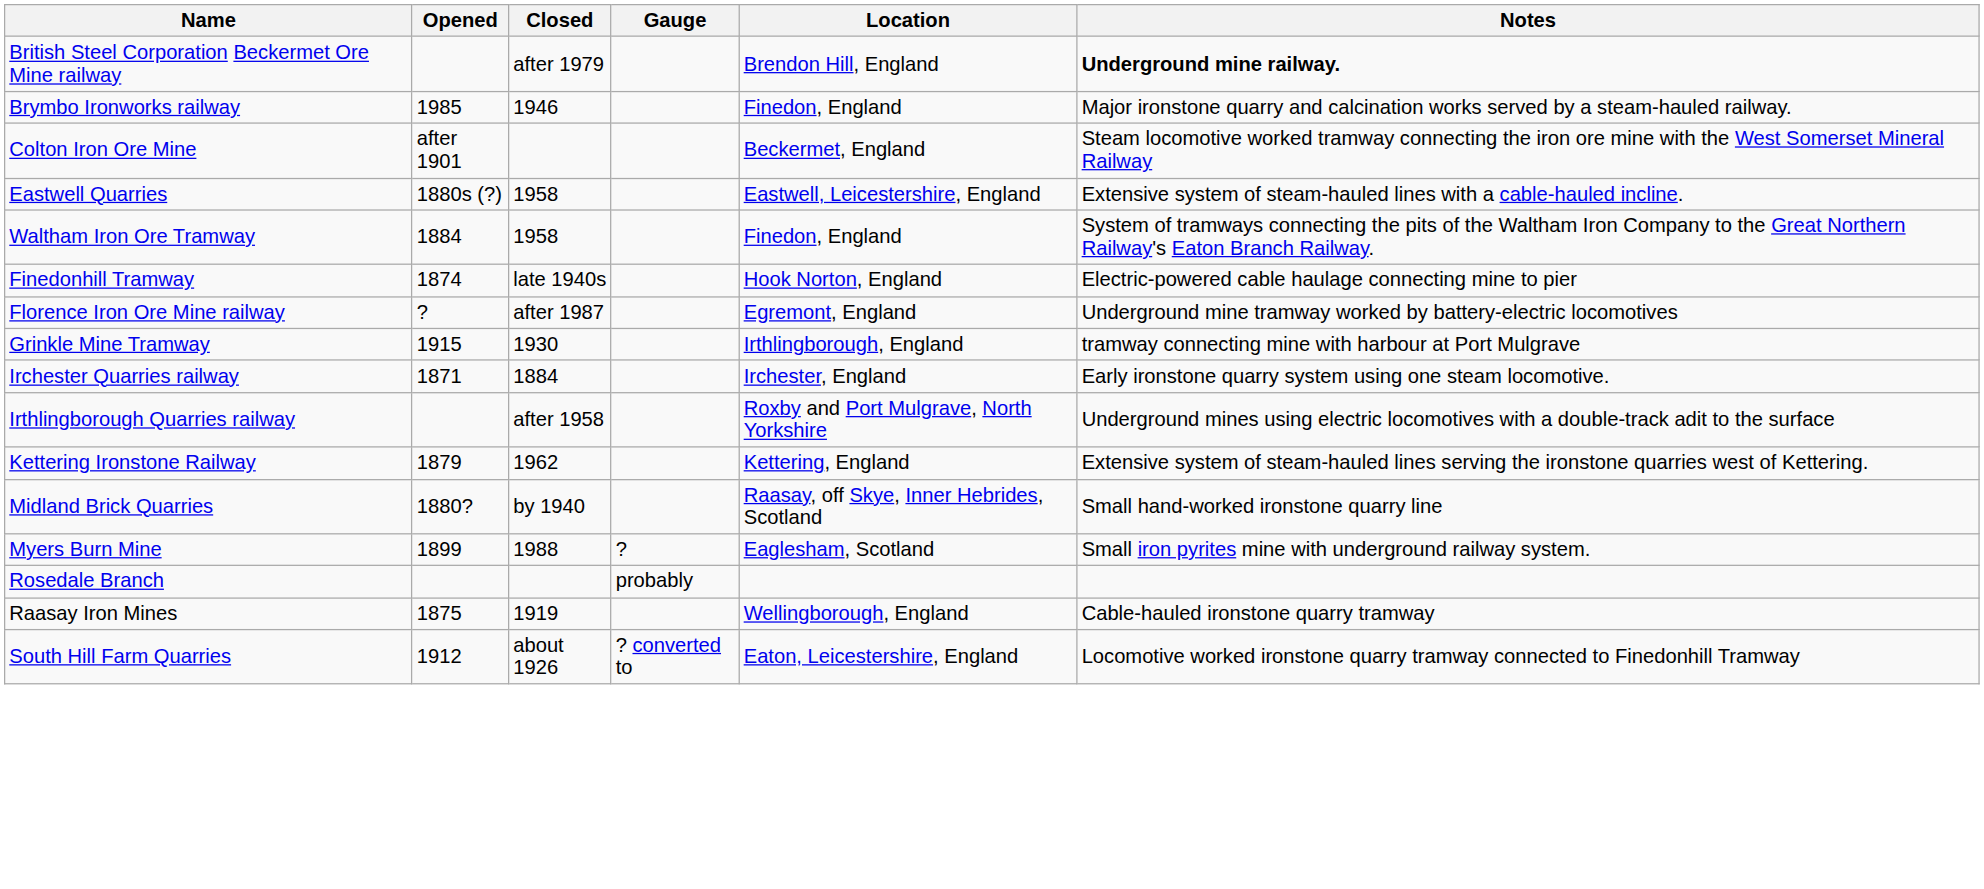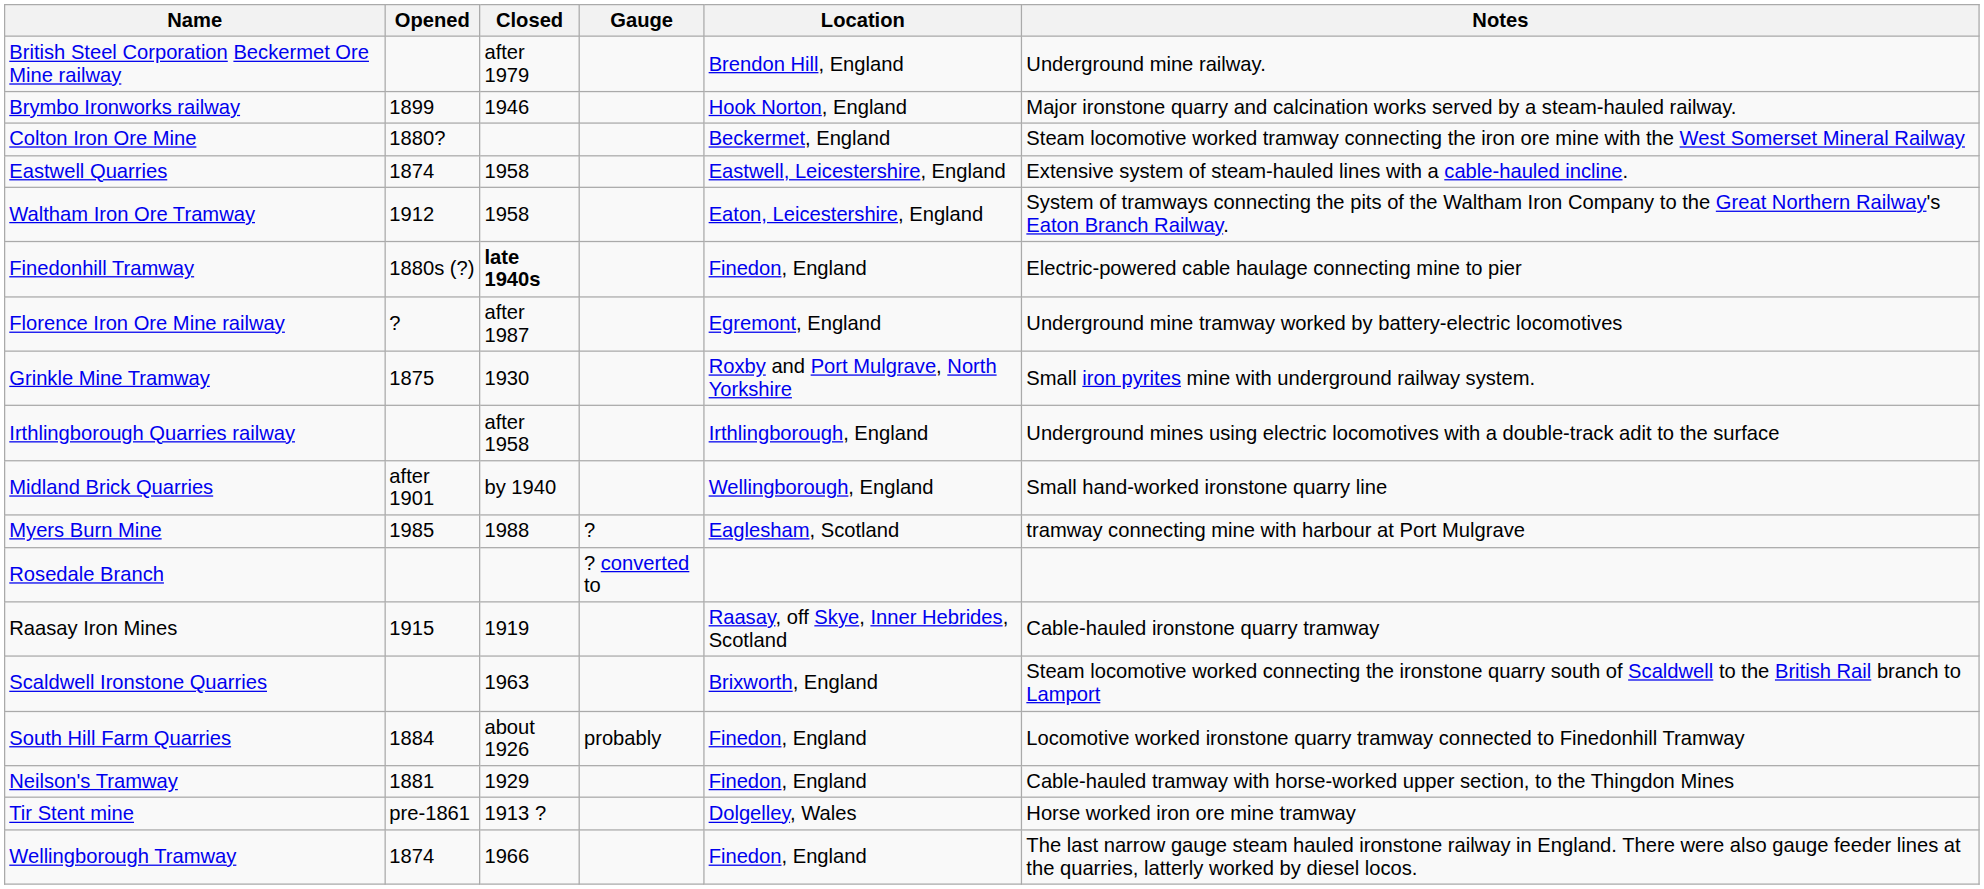(1211, 63) bold -> (1146, 63) normal
(439, 107) 1985 -> (412, 107) 1899
(823, 107) Finedon, England -> (808, 107) Hook Norton, England
(439, 150) after 1901 -> (417, 139) 1880?
(459, 193) 1880s (?) -> (412, 171) 1874
(439, 237) 1884 -> (412, 214) 1912
(823, 237) Finedon, England -> (846, 214) Eaton, Leicestershire, England
(439, 280) 1874 -> (432, 269) 1880s (?)
(560, 280) normal -> (512, 269) bold
(843, 280) Hook Norton, England -> (788, 269) Finedon, England
(439, 344) 1915 -> (412, 378) 1875
(854, 344) Irthlingborough, England -> (853, 378) Roxby and Port Mulgrave, North Yorkshire
(1331, 344) tramway connecting mine with harbour at Port Mulgrave -> (1281, 378) Small iron pyrites mine with underground railway system.
- row: (124, 376)
(888, 419) Roxby and Port Mulgrave, North Yorkshire -> (818, 432) Irthlingborough, England
- row: (133, 462)
(445, 506) 1880? -> (412, 487) after 1901
(893, 506) Raasay, off Skye, Inner Hebrides, Scotland -> (821, 487) Wellingborough, England
(439, 549) 1899 -> (412, 530) 1985
(1336, 549) Small iron pyrites mine with underground railway system. -> (1276, 530) tramway connecting mine with harbour at Port Mulgrave
(654, 581) probably -> (637, 574) ? converted to
(439, 613) 1875 -> (412, 628) 1915
(856, 613) Wellingborough, England -> (858, 628) Raasay, off Skye, Inner Hebrides, Scotland
+ row: (138, 683)
(439, 656) 1912 -> (412, 738) 1884
(668, 656) ? converted to -> (623, 738) probably
(881, 656) Eaton, Leicestershire, England -> (788, 738) Finedon, England
+ row: (94, 781)
+ row: (72, 813)
+ row: (123, 856)
